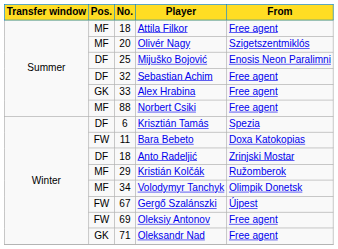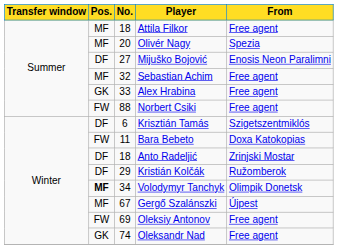(269, 44) Szigetszentmiklós -> (244, 44) Spezia
(125, 60) 25 -> (125, 60) 27
(101, 76) DF -> (101, 76) MF
(101, 108) MF -> (101, 108) FW
(244, 124) Spezia -> (269, 124) Szigetszentmiklós
(101, 172) MF -> (101, 172) DF
(101, 188) normal -> (101, 188) bold
(101, 204) FW -> (101, 204) MF
(125, 236) 71 -> (125, 236) 74
